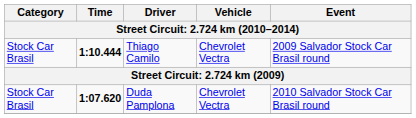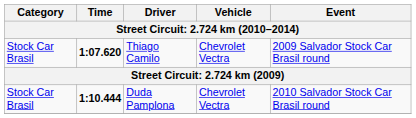(100, 53) 1:10.444 -> (100, 53) 1:07.620
(100, 99) 1:07.620 -> (100, 99) 1:10.444
